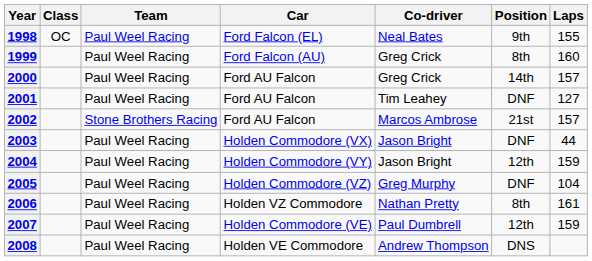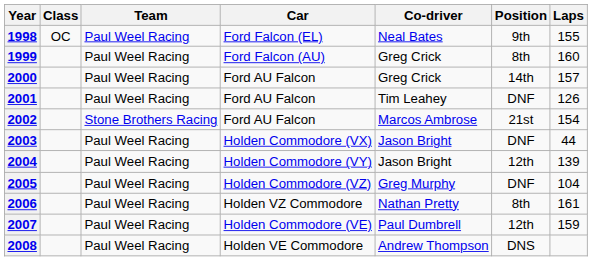(569, 99) 127 -> (569, 99) 126
(569, 120) 157 -> (569, 120) 154
(569, 162) 159 -> (569, 162) 139
